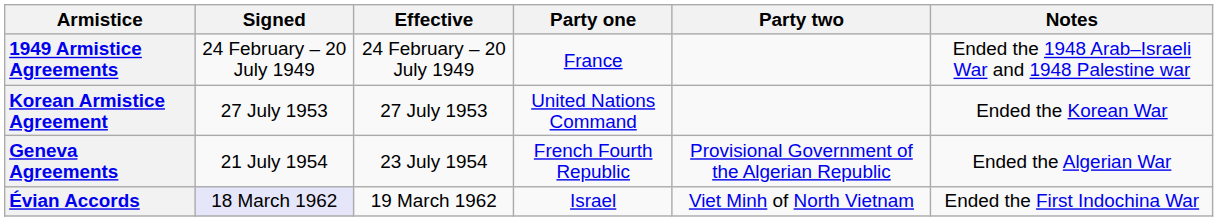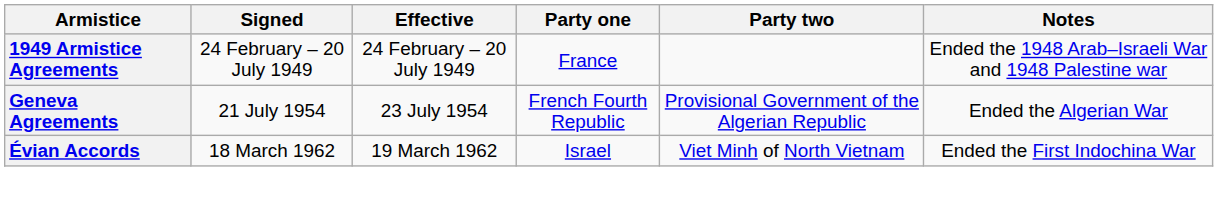- row: (87, 110)
(274, 201) lavender background -> (272, 150) no background
